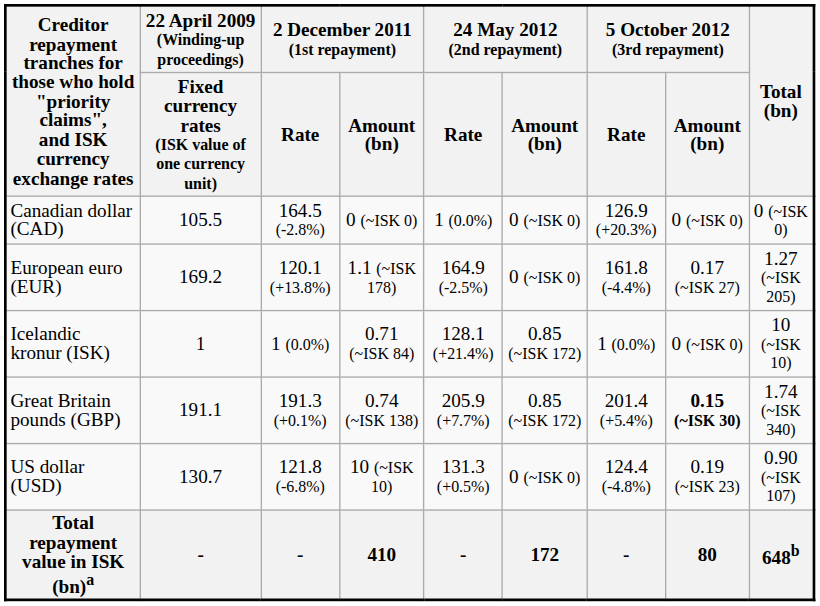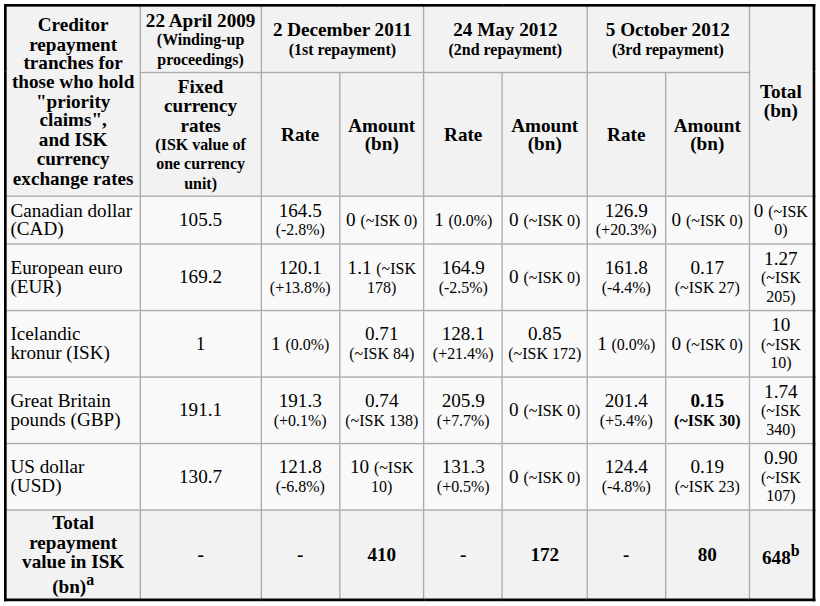(545, 410) 0.85 (~ISK 172) -> (545, 410) 0 (~ISK 0)
